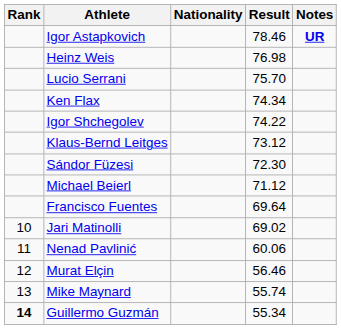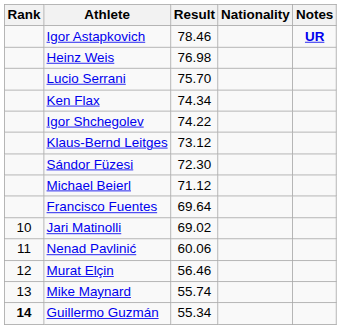columns swapped: (208, 15) <-> (269, 15)
